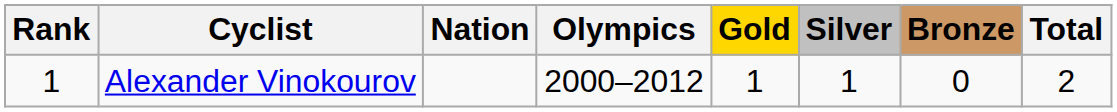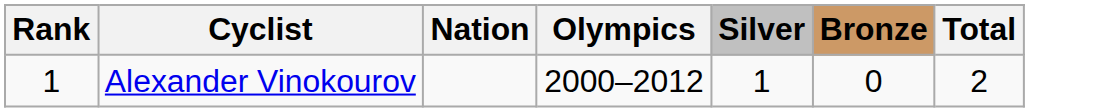- column: (755, 29)
